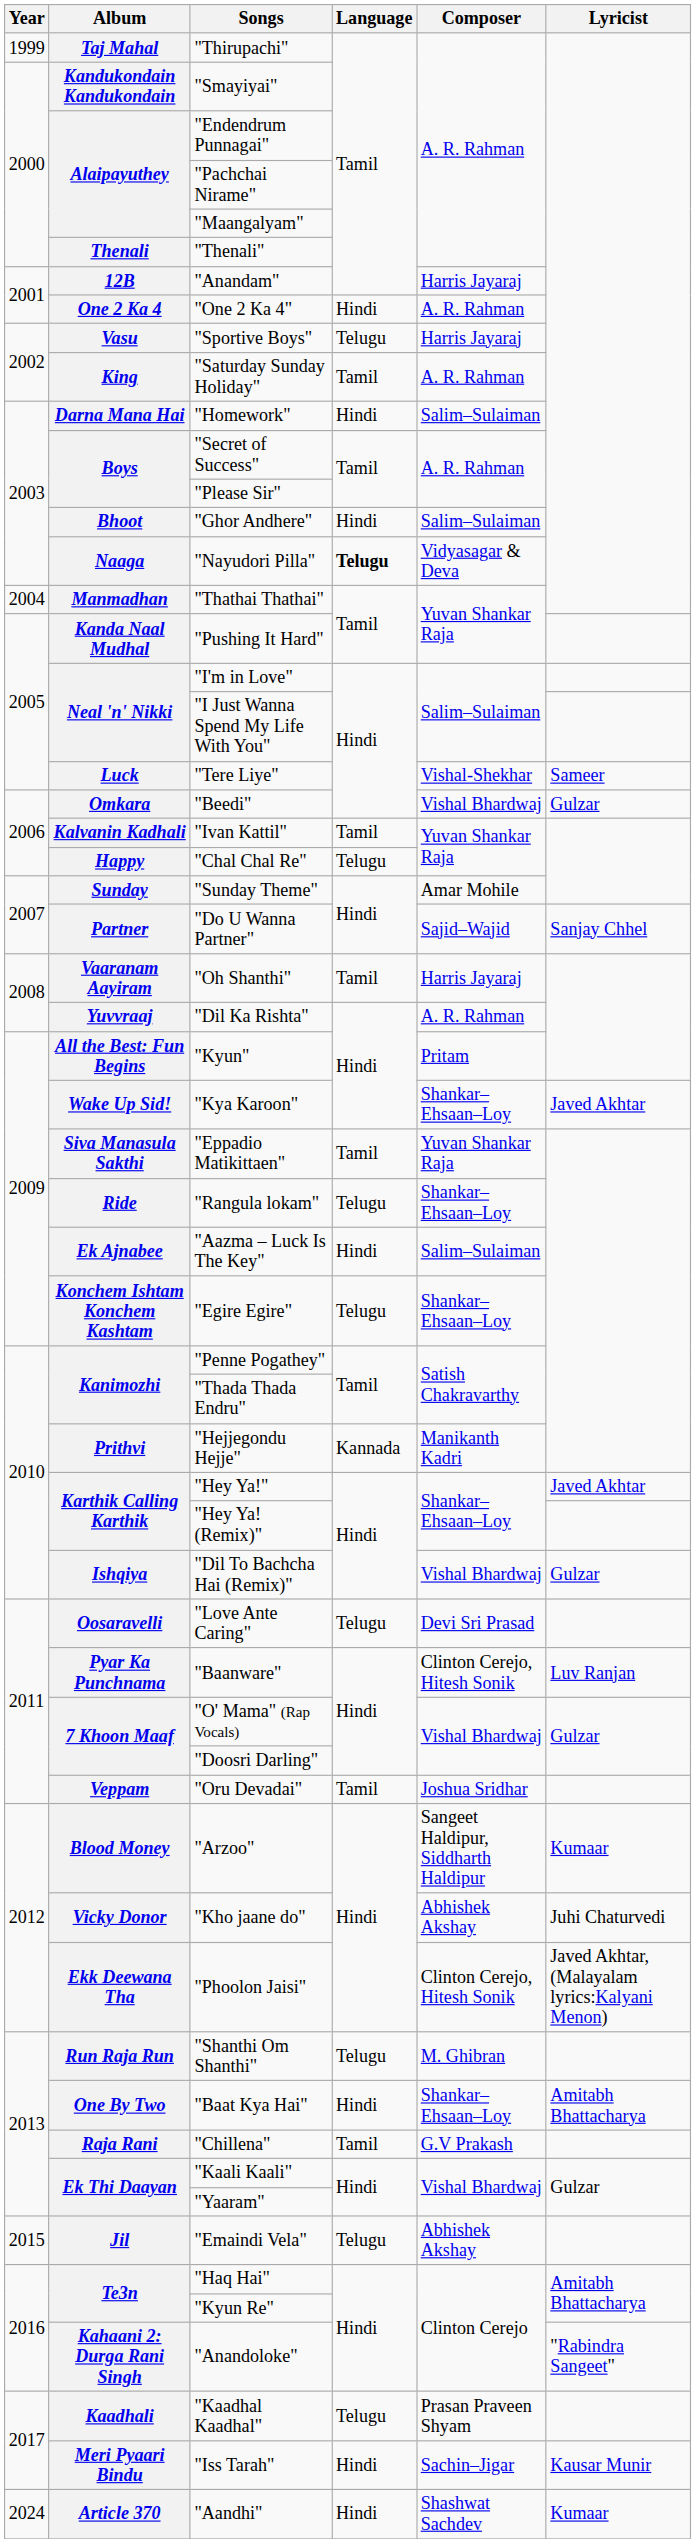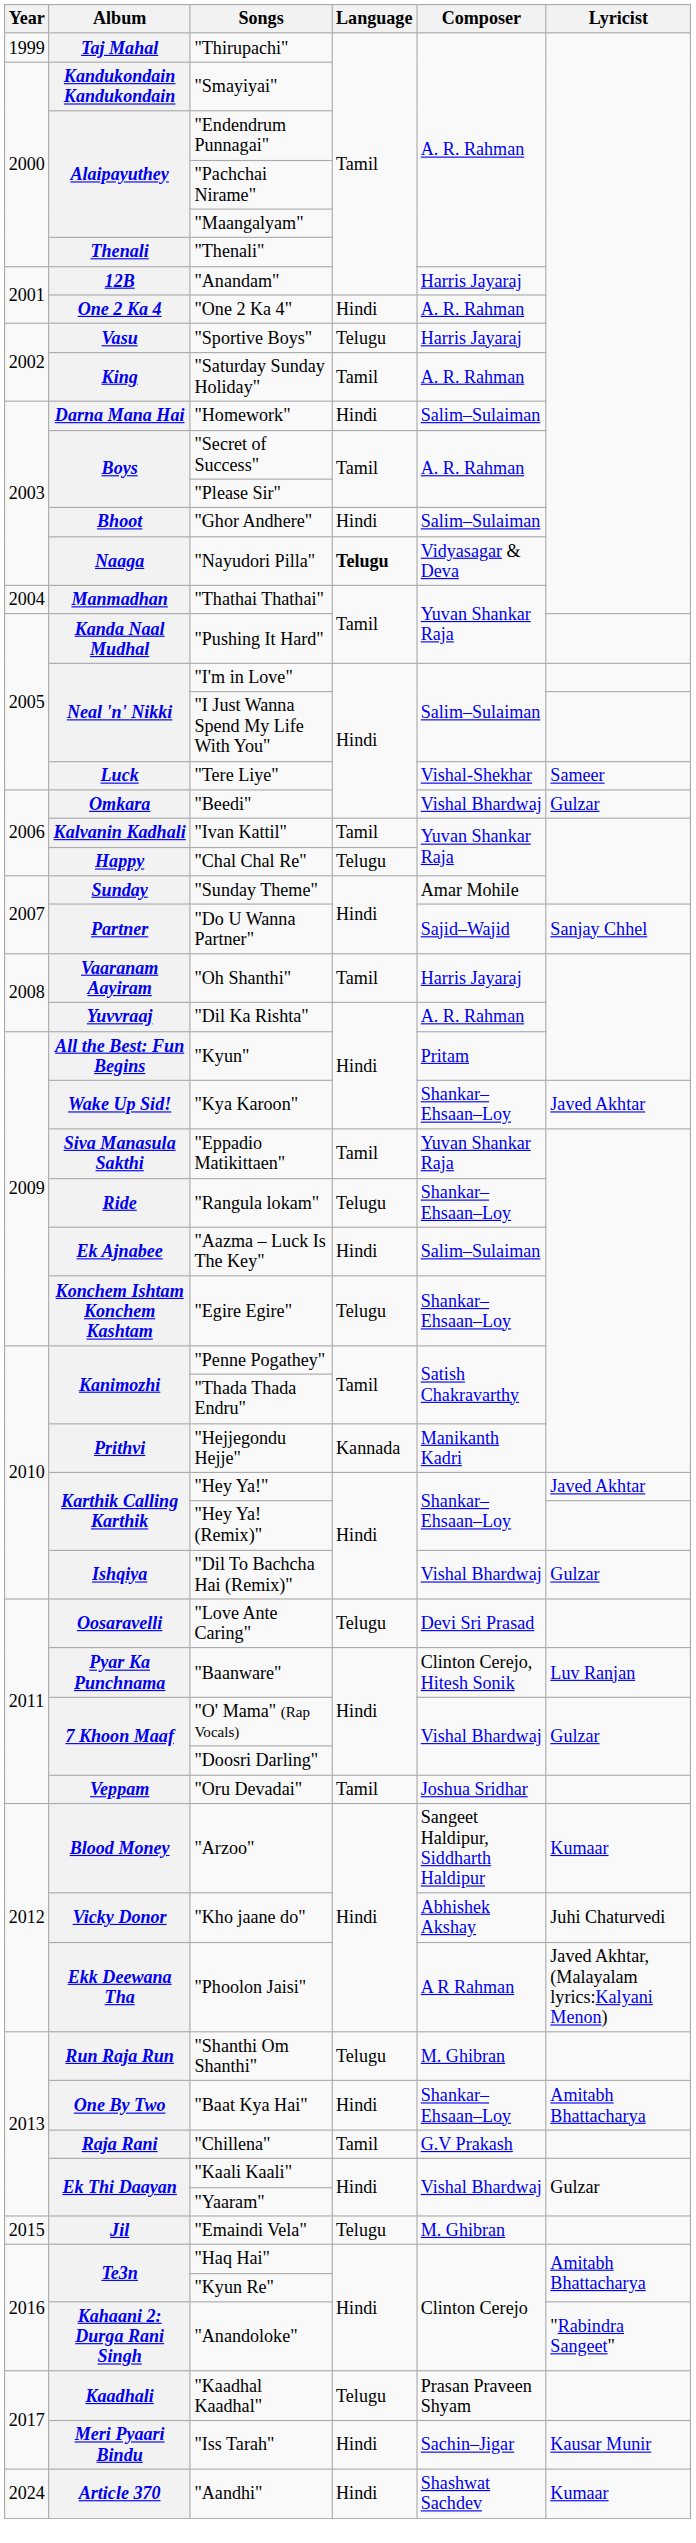(476, 1986) Clinton Cerejo, Hitesh Sonik -> (467, 1986) A R Rahman
(455, 2240) Abhishek Akshay -> (463, 2230) M. Ghibran
